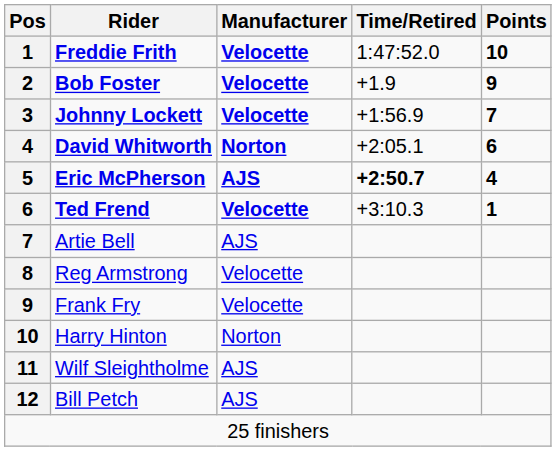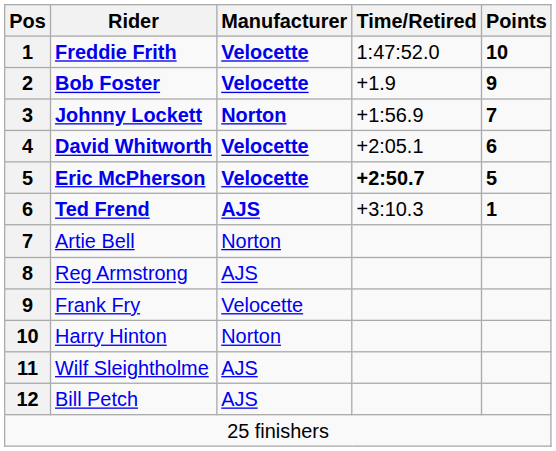(265, 115) Velocette -> (254, 115) Norton
(254, 147) Norton -> (265, 147) Velocette
(241, 178) AJS -> (265, 178) Velocette
(491, 178) 4 -> (491, 178) 5
(265, 210) Velocette -> (241, 210) AJS
(239, 241) AJS -> (251, 241) Norton
(262, 273) Velocette -> (239, 273) AJS
